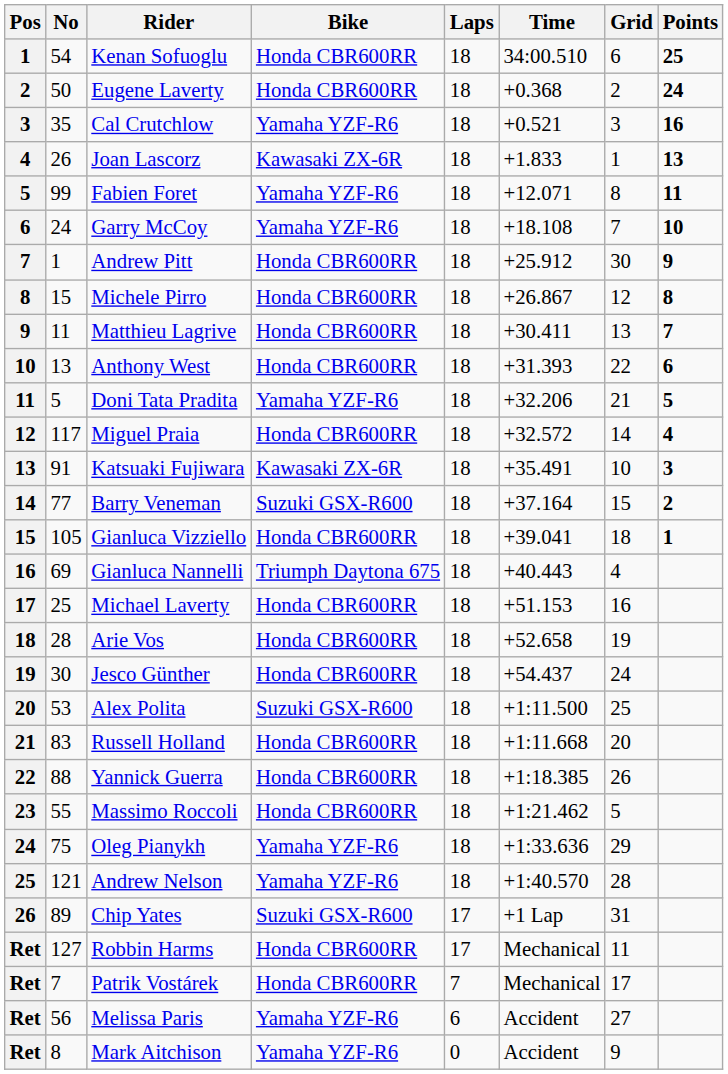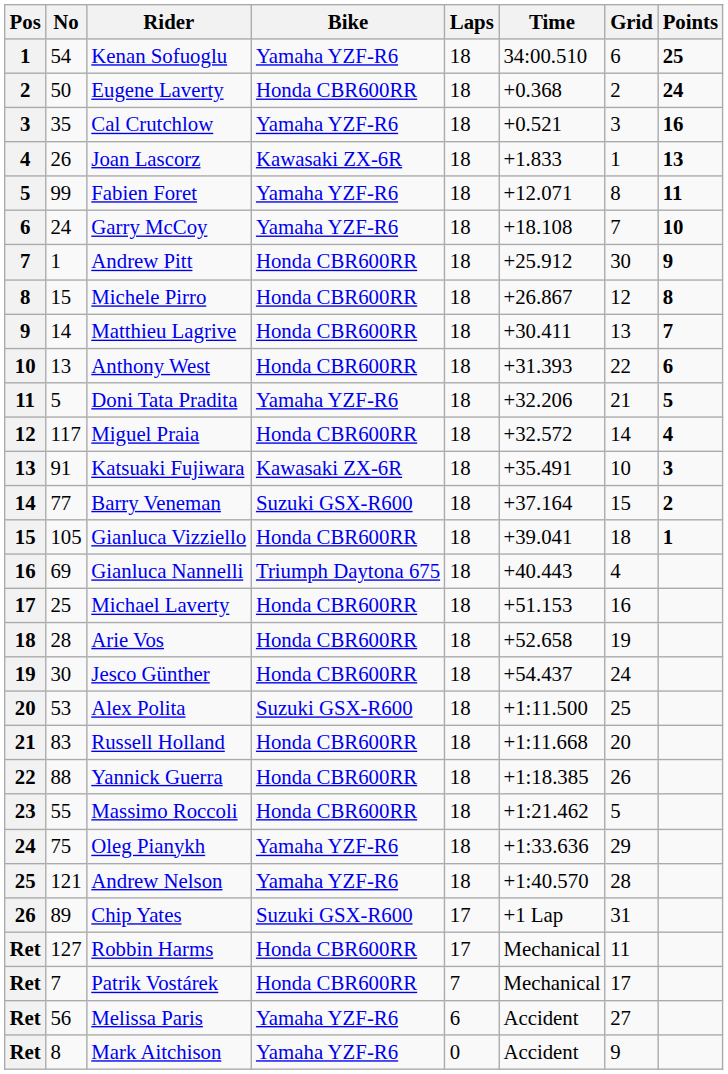(337, 56) Honda CBR600RR -> (327, 56) Yamaha YZF-R6
(60, 330) 11 -> (61, 330) 14
